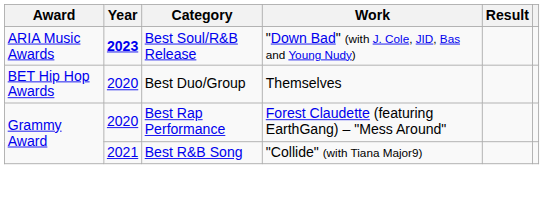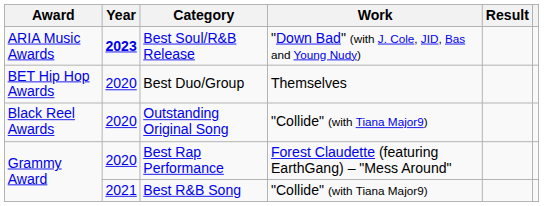+ row: (186, 122)
